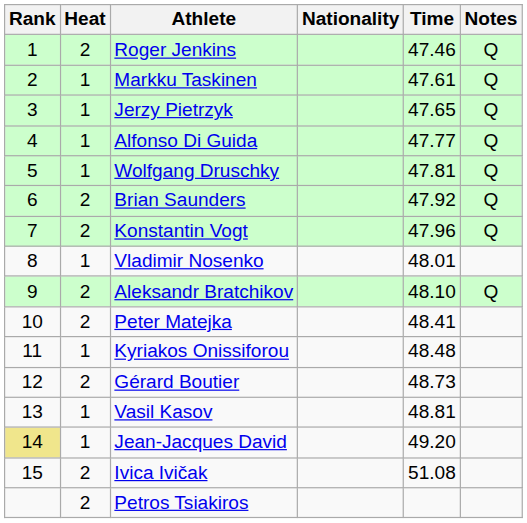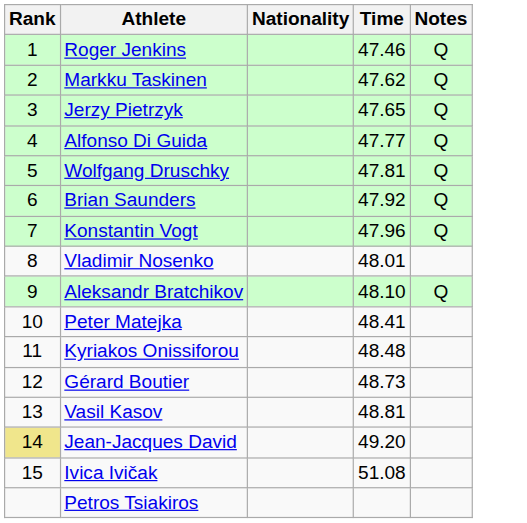- column: (85, 19)
(432, 79) 47.61 -> (382, 79) 47.62
